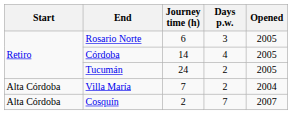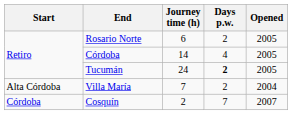(225, 39) 3 -> (225, 39) 2
(225, 70) normal -> (225, 70) bold
(33, 102) Alta Córdoba -> (24, 102) Córdoba
